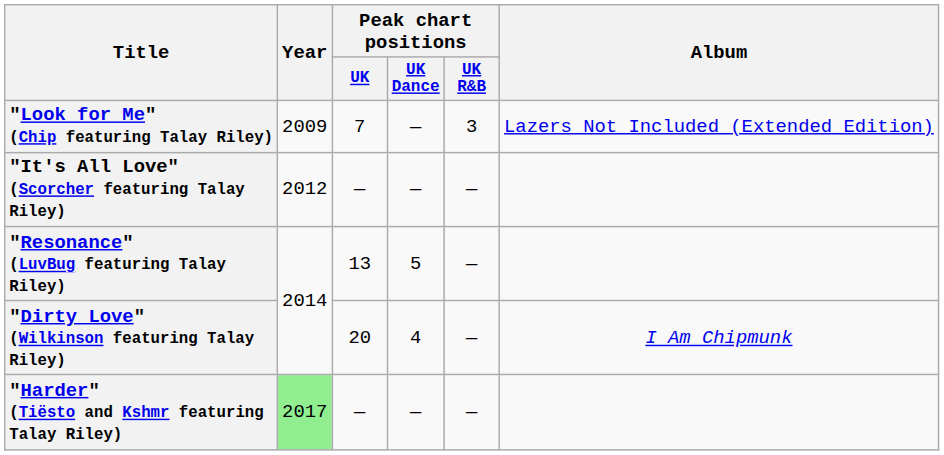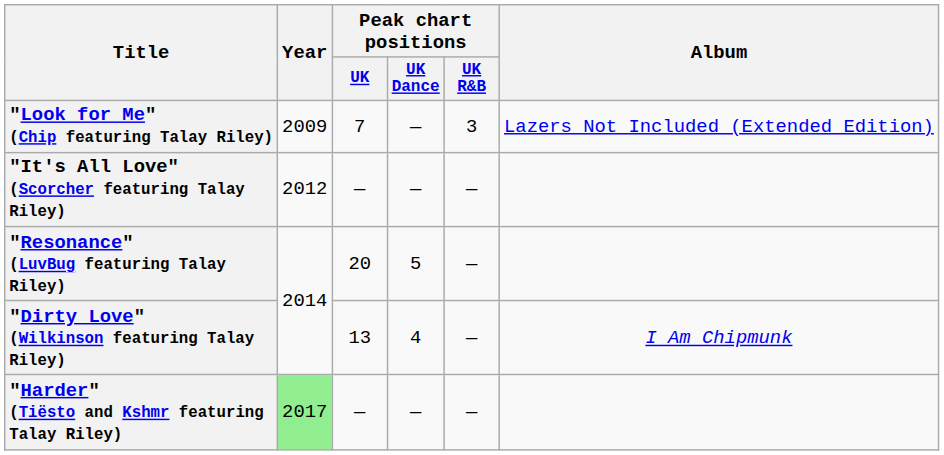(360, 264) 13 -> (360, 264) 20
(360, 338) 20 -> (360, 338) 13
